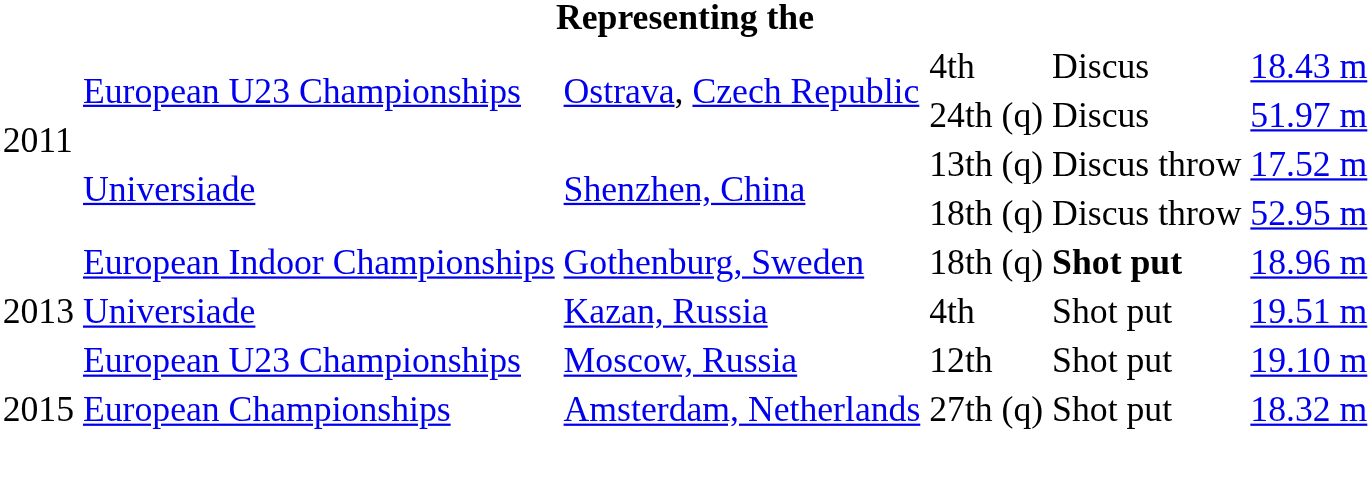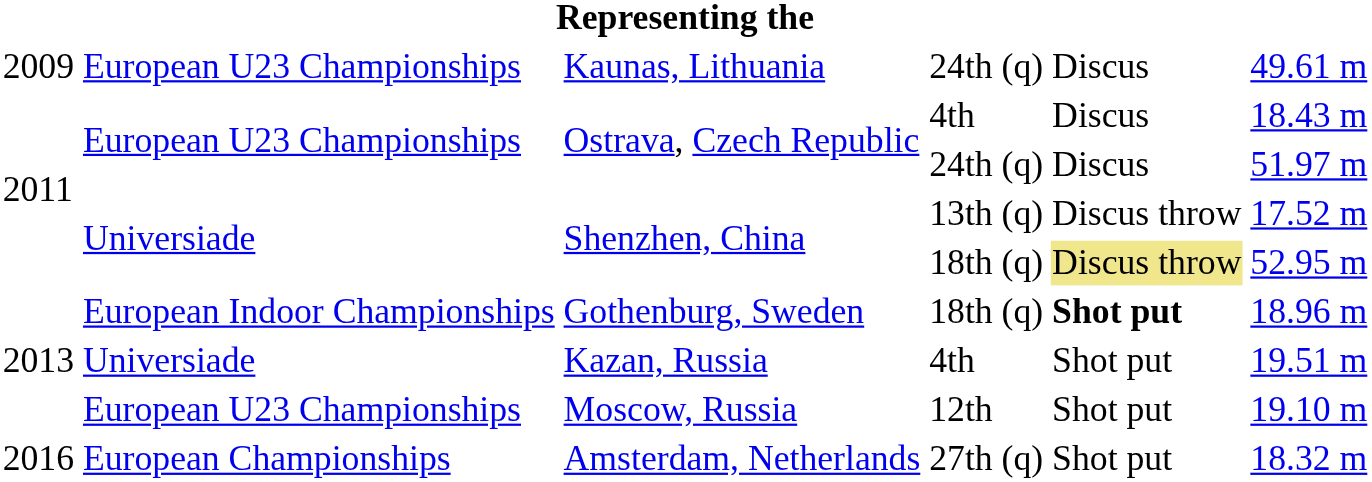+ row: (694, 66)
(1147, 213) no background -> (1147, 262) khaki background
(38, 409) 2015 -> (38, 458) 2016
